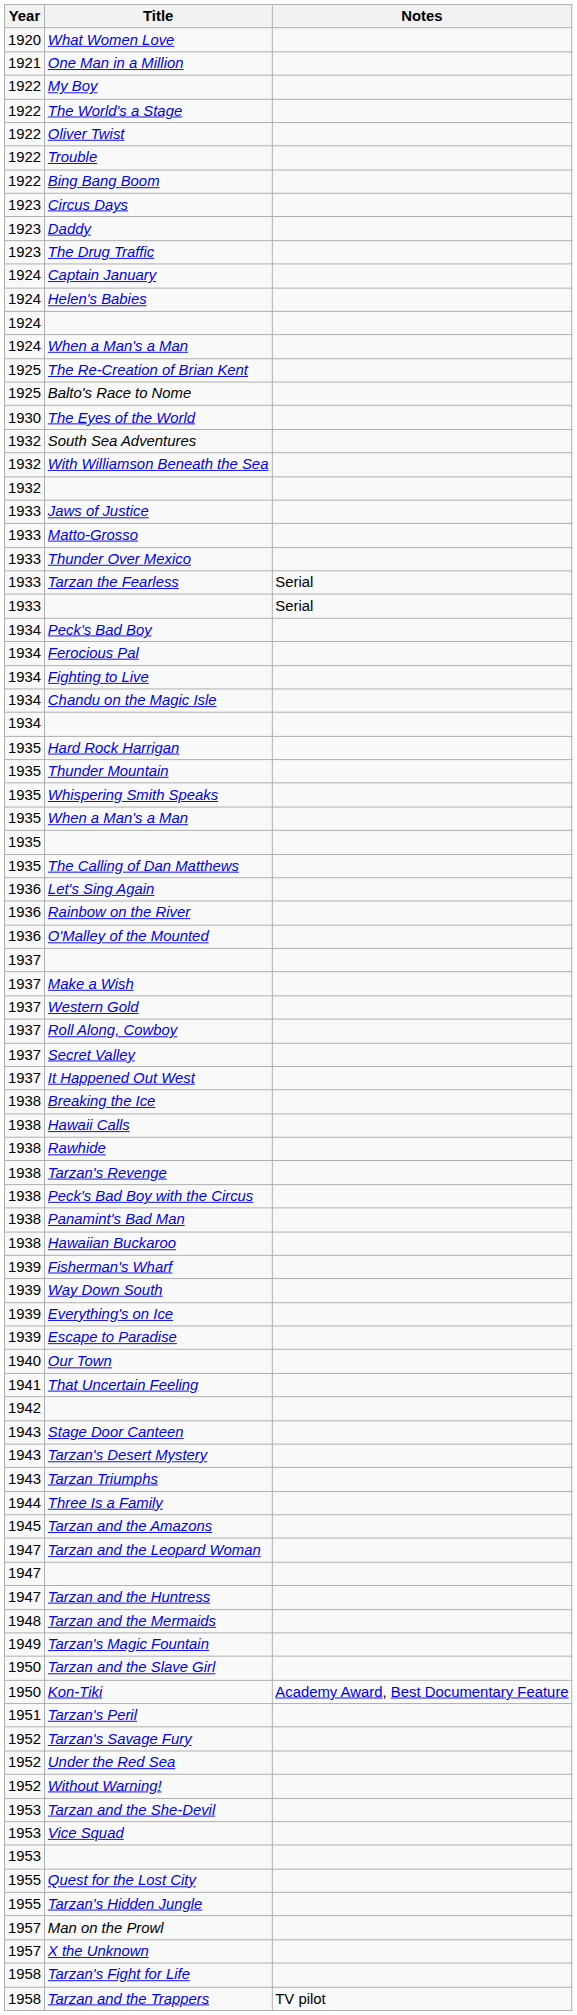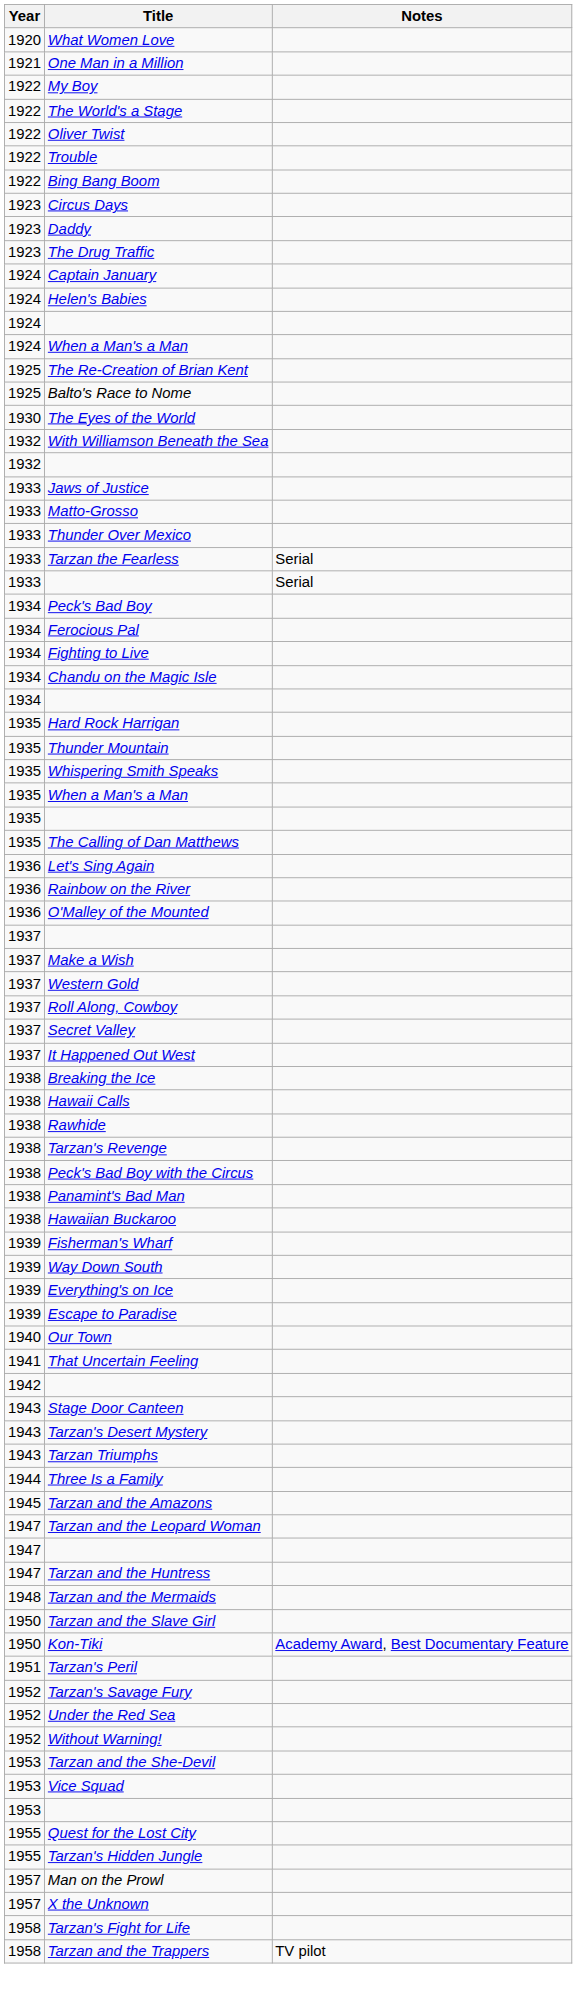- row: (24, 441)
- row: (24, 1644)
